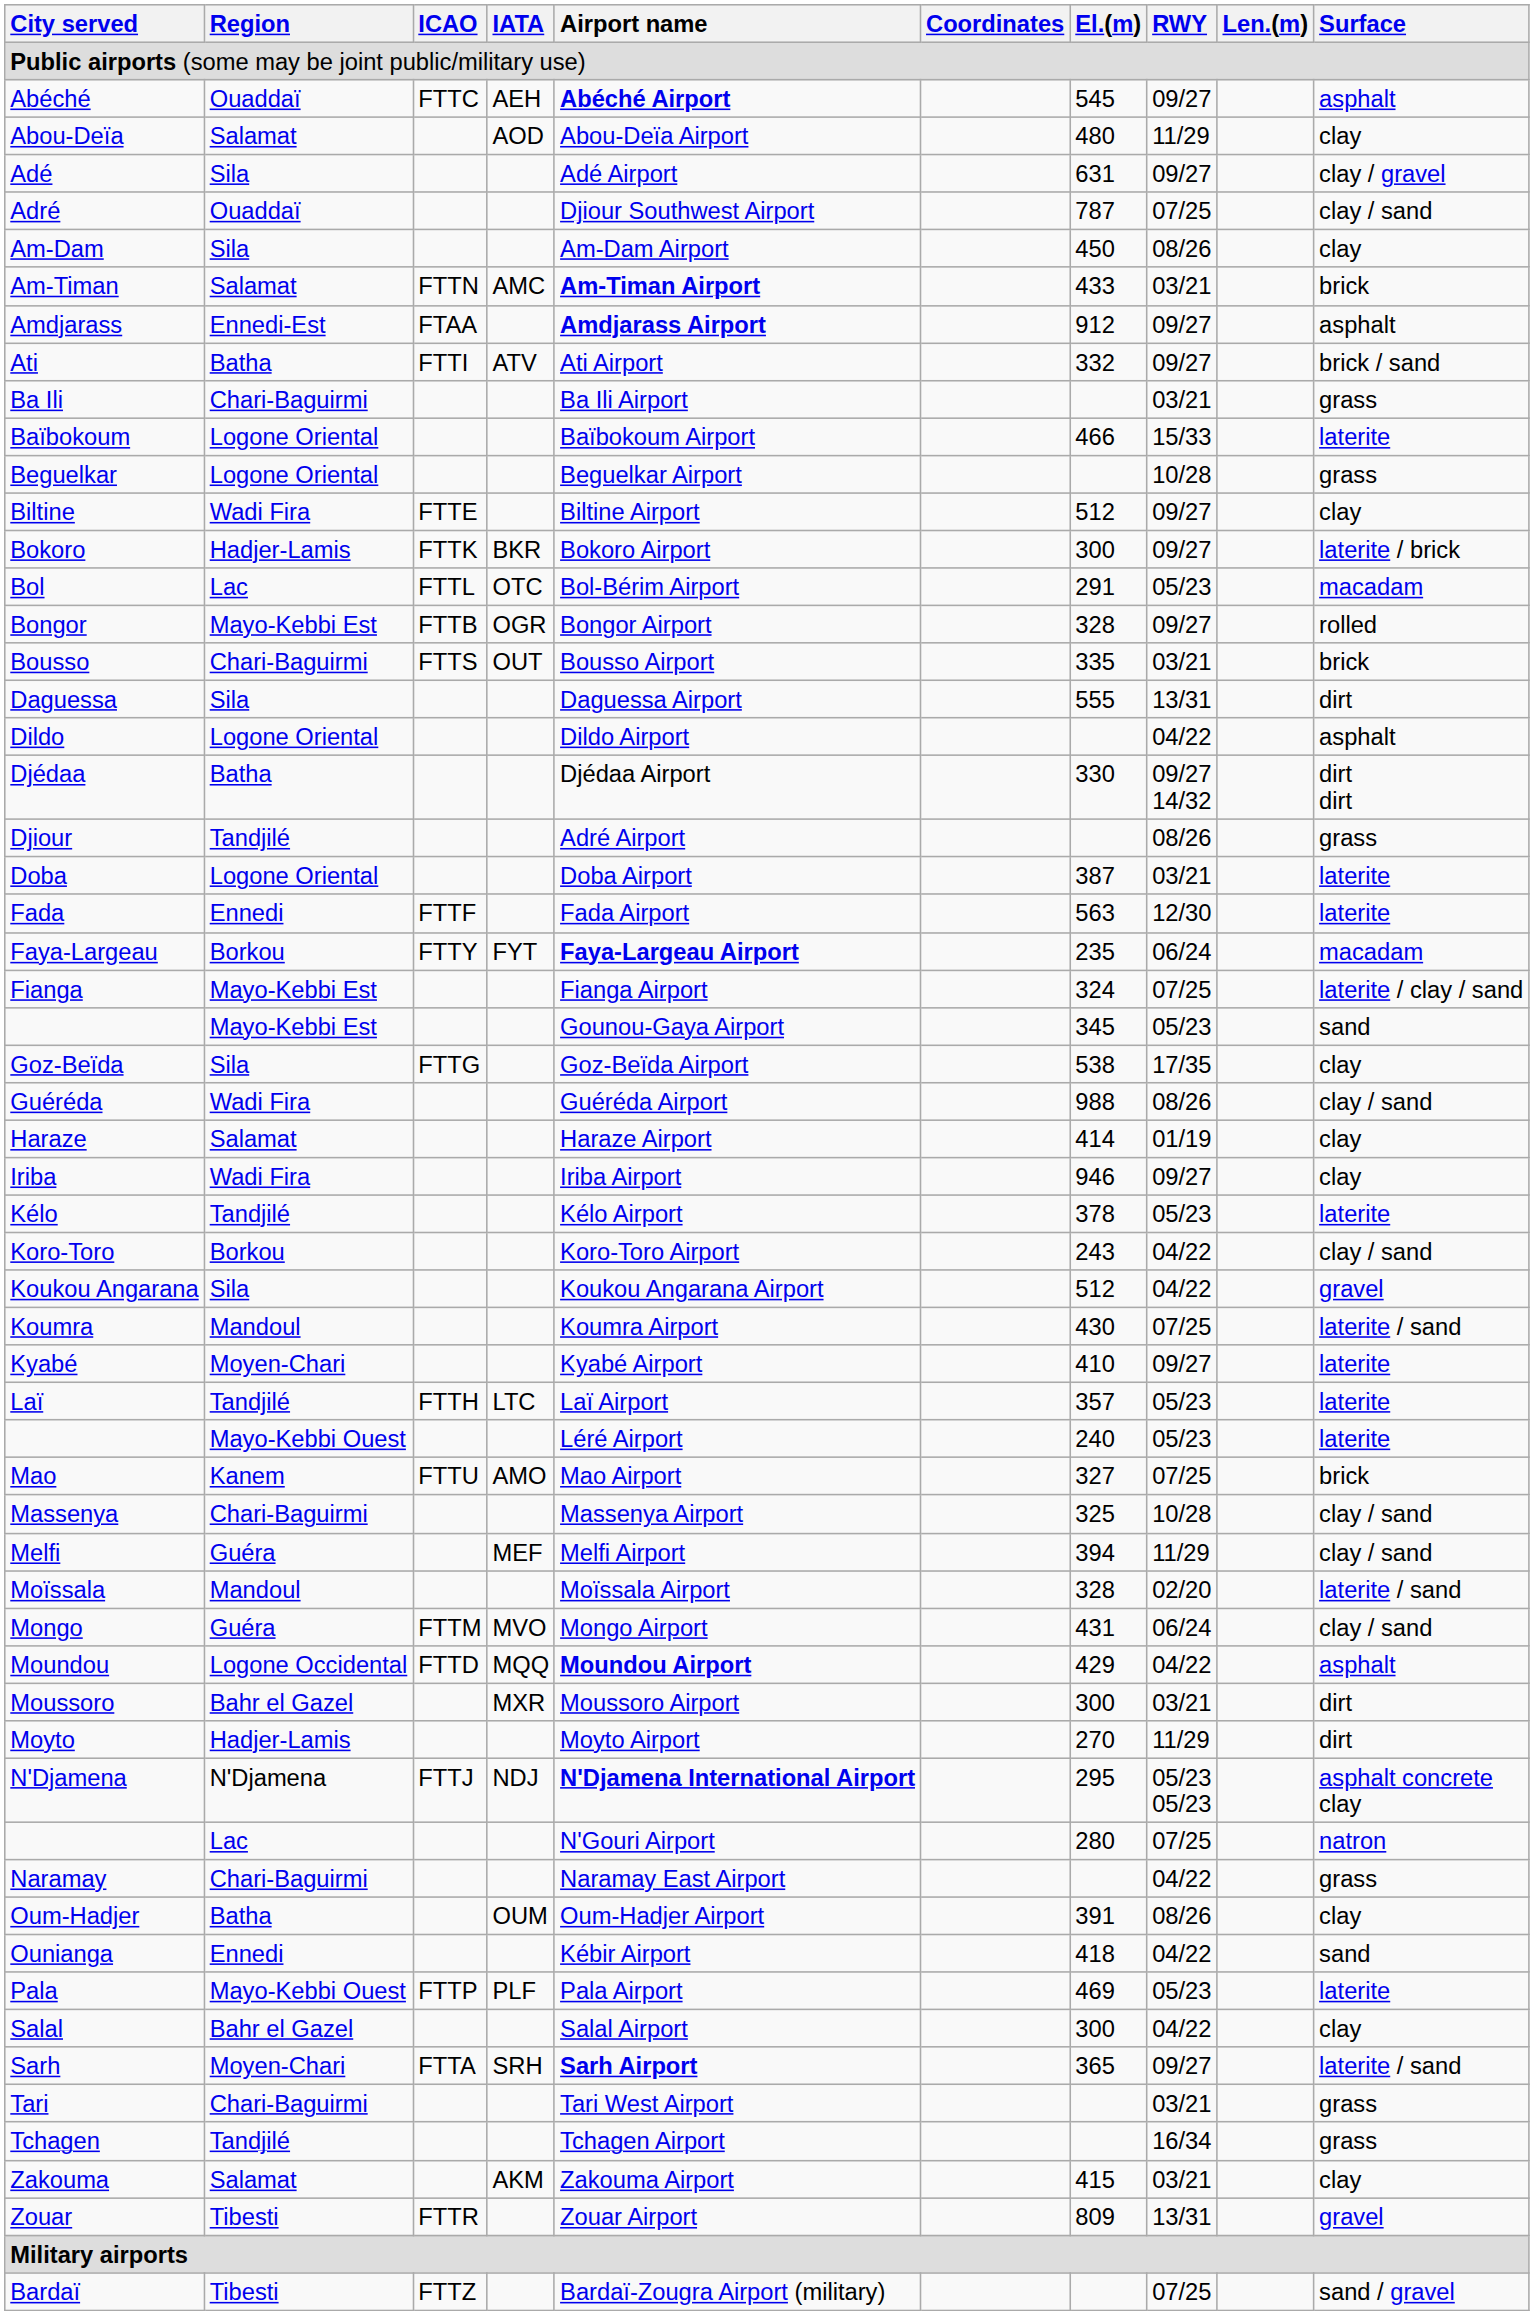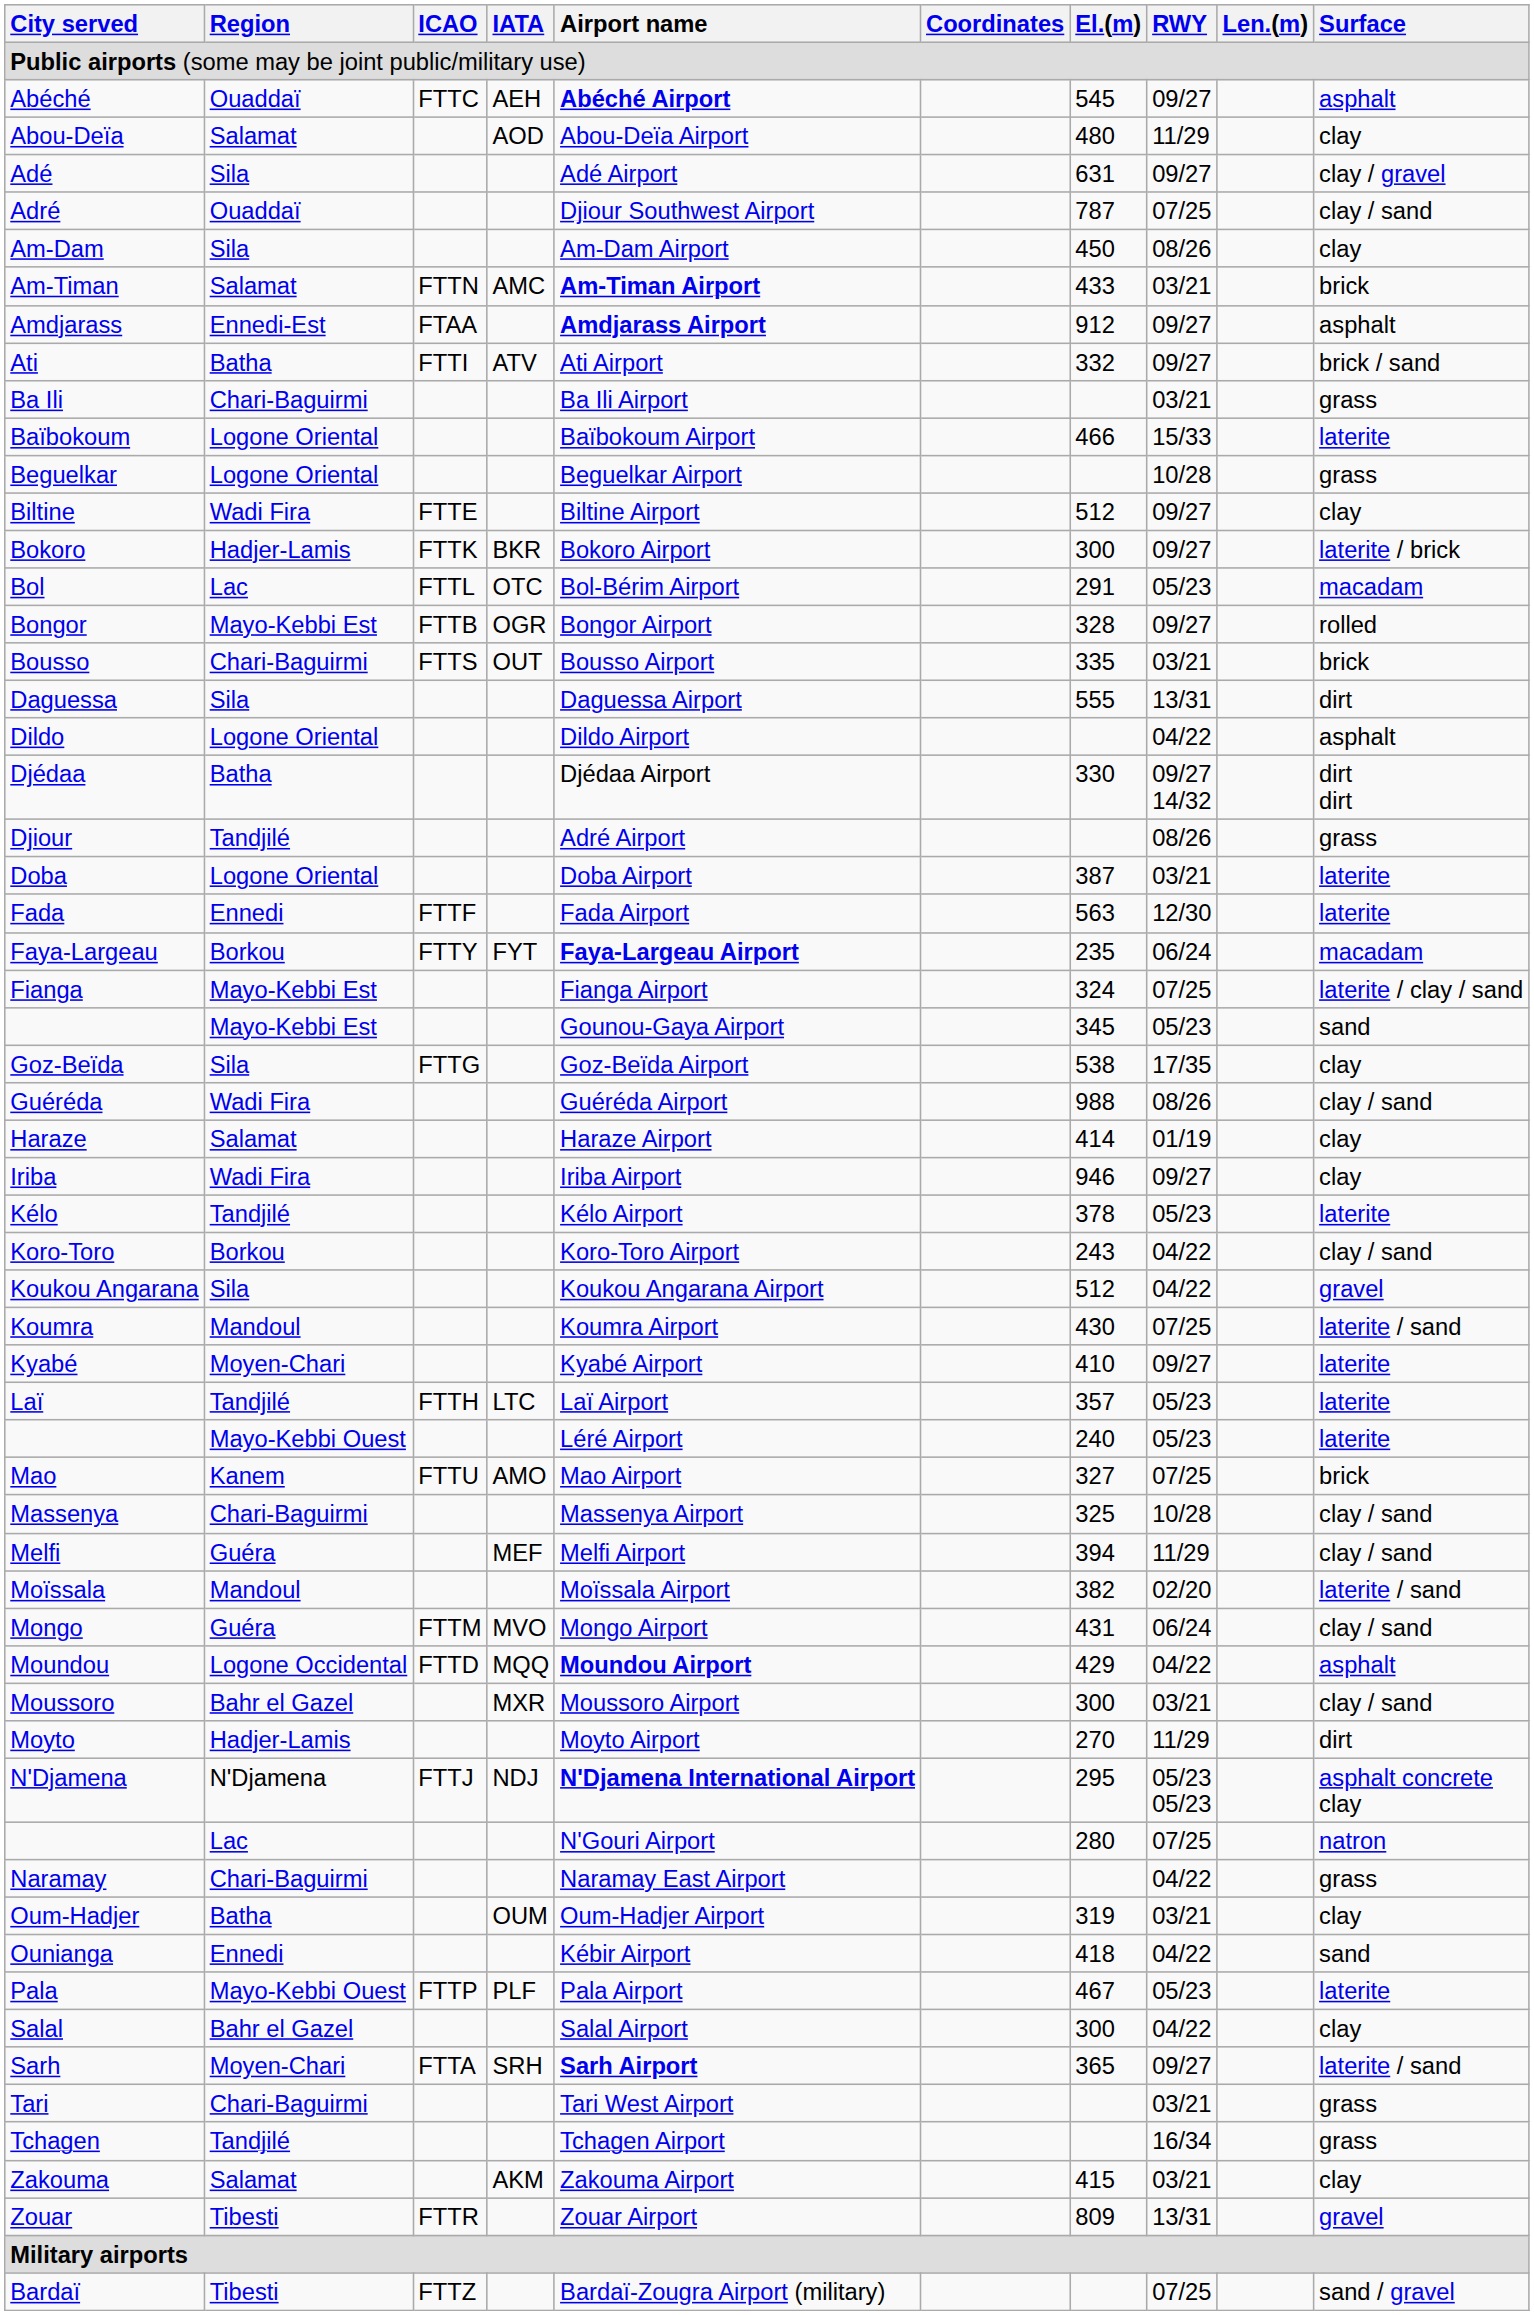(1095, 1589) 328 -> (1095, 1589) 382
(1336, 1702) dirt -> (1376, 1702) clay / sand
(1095, 1916) 391 -> (1095, 1916) 319
(1182, 1916) 08/26 -> (1182, 1916) 03/21
(1095, 1991) 469 -> (1095, 1991) 467
